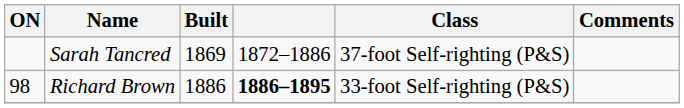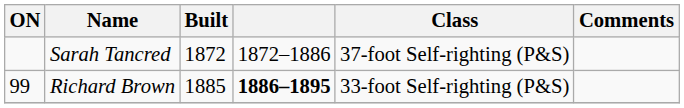(205, 53) 1869 -> (205, 53) 1872
(20, 86) 98 -> (20, 86) 99
(205, 86) 1886 -> (205, 86) 1885
